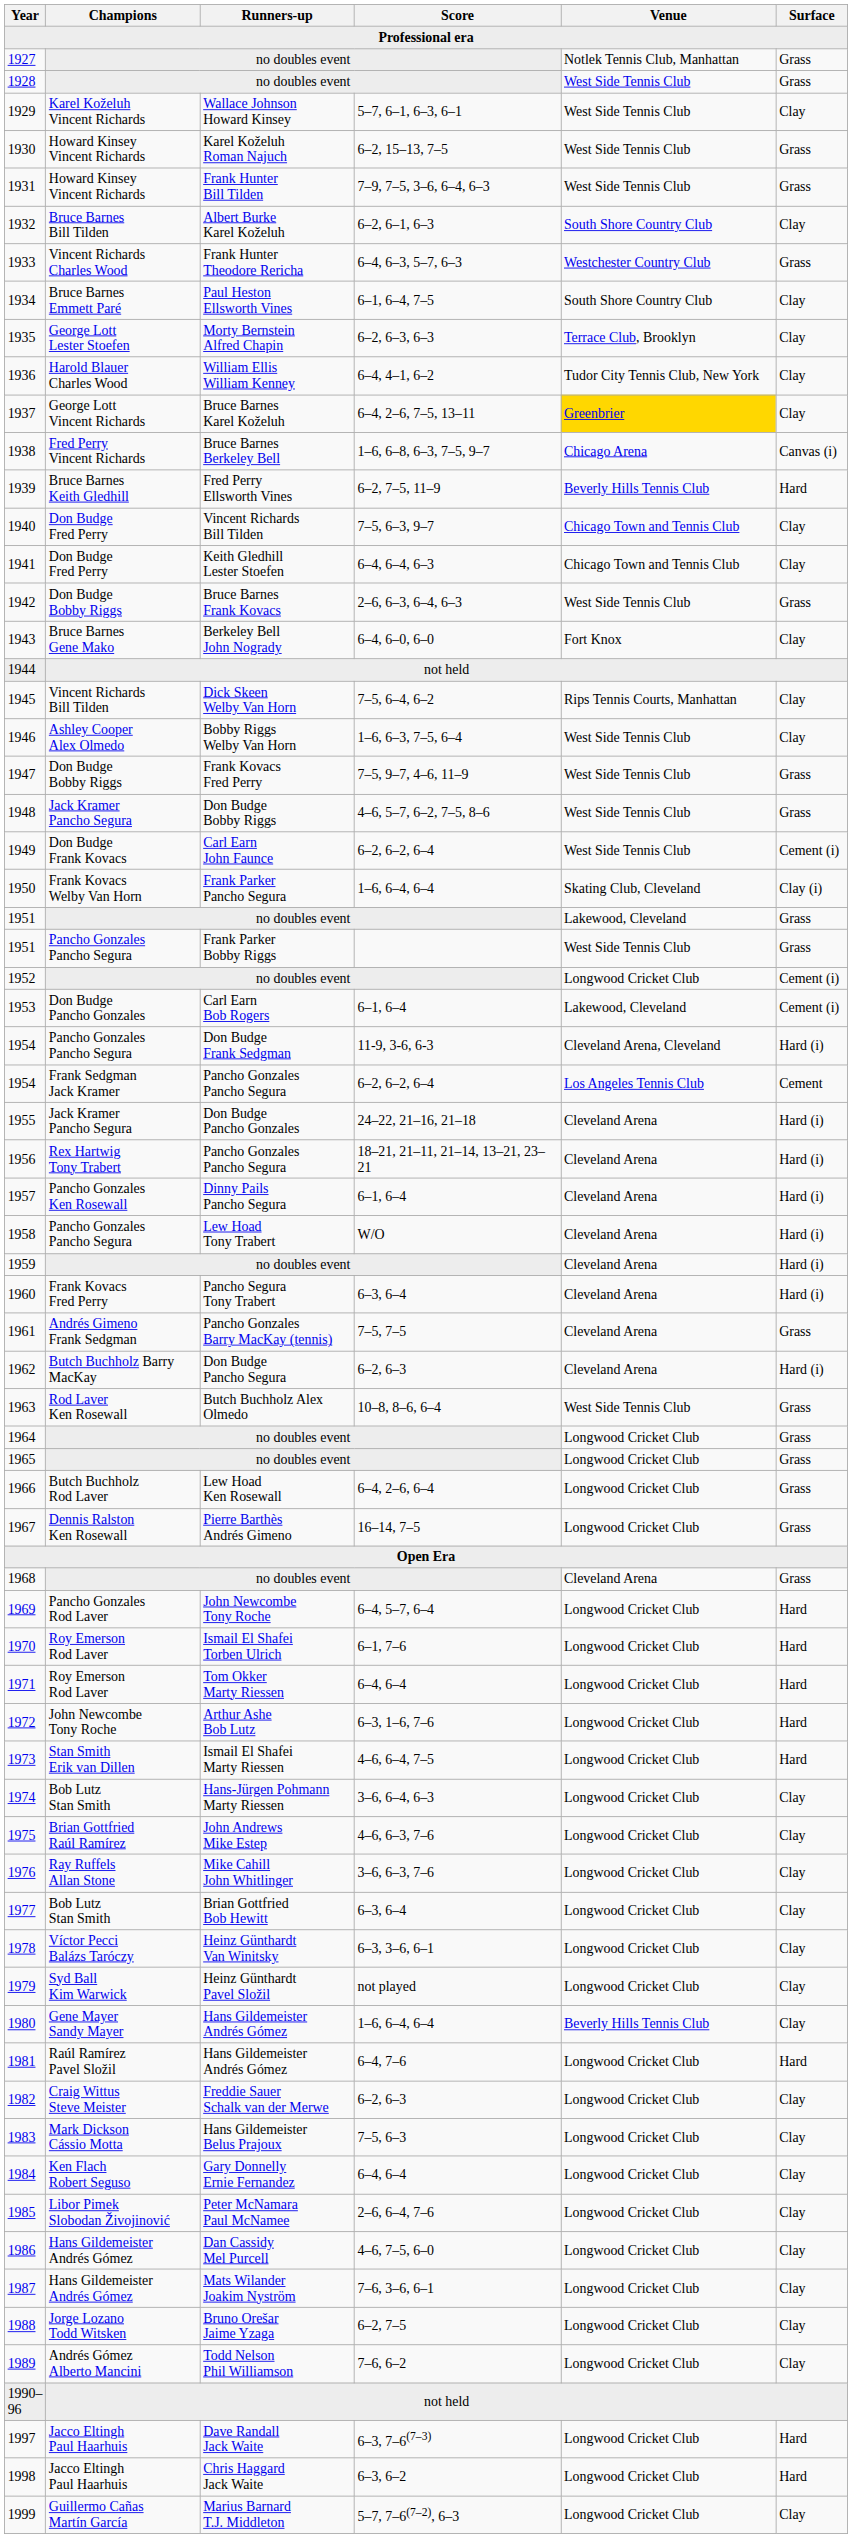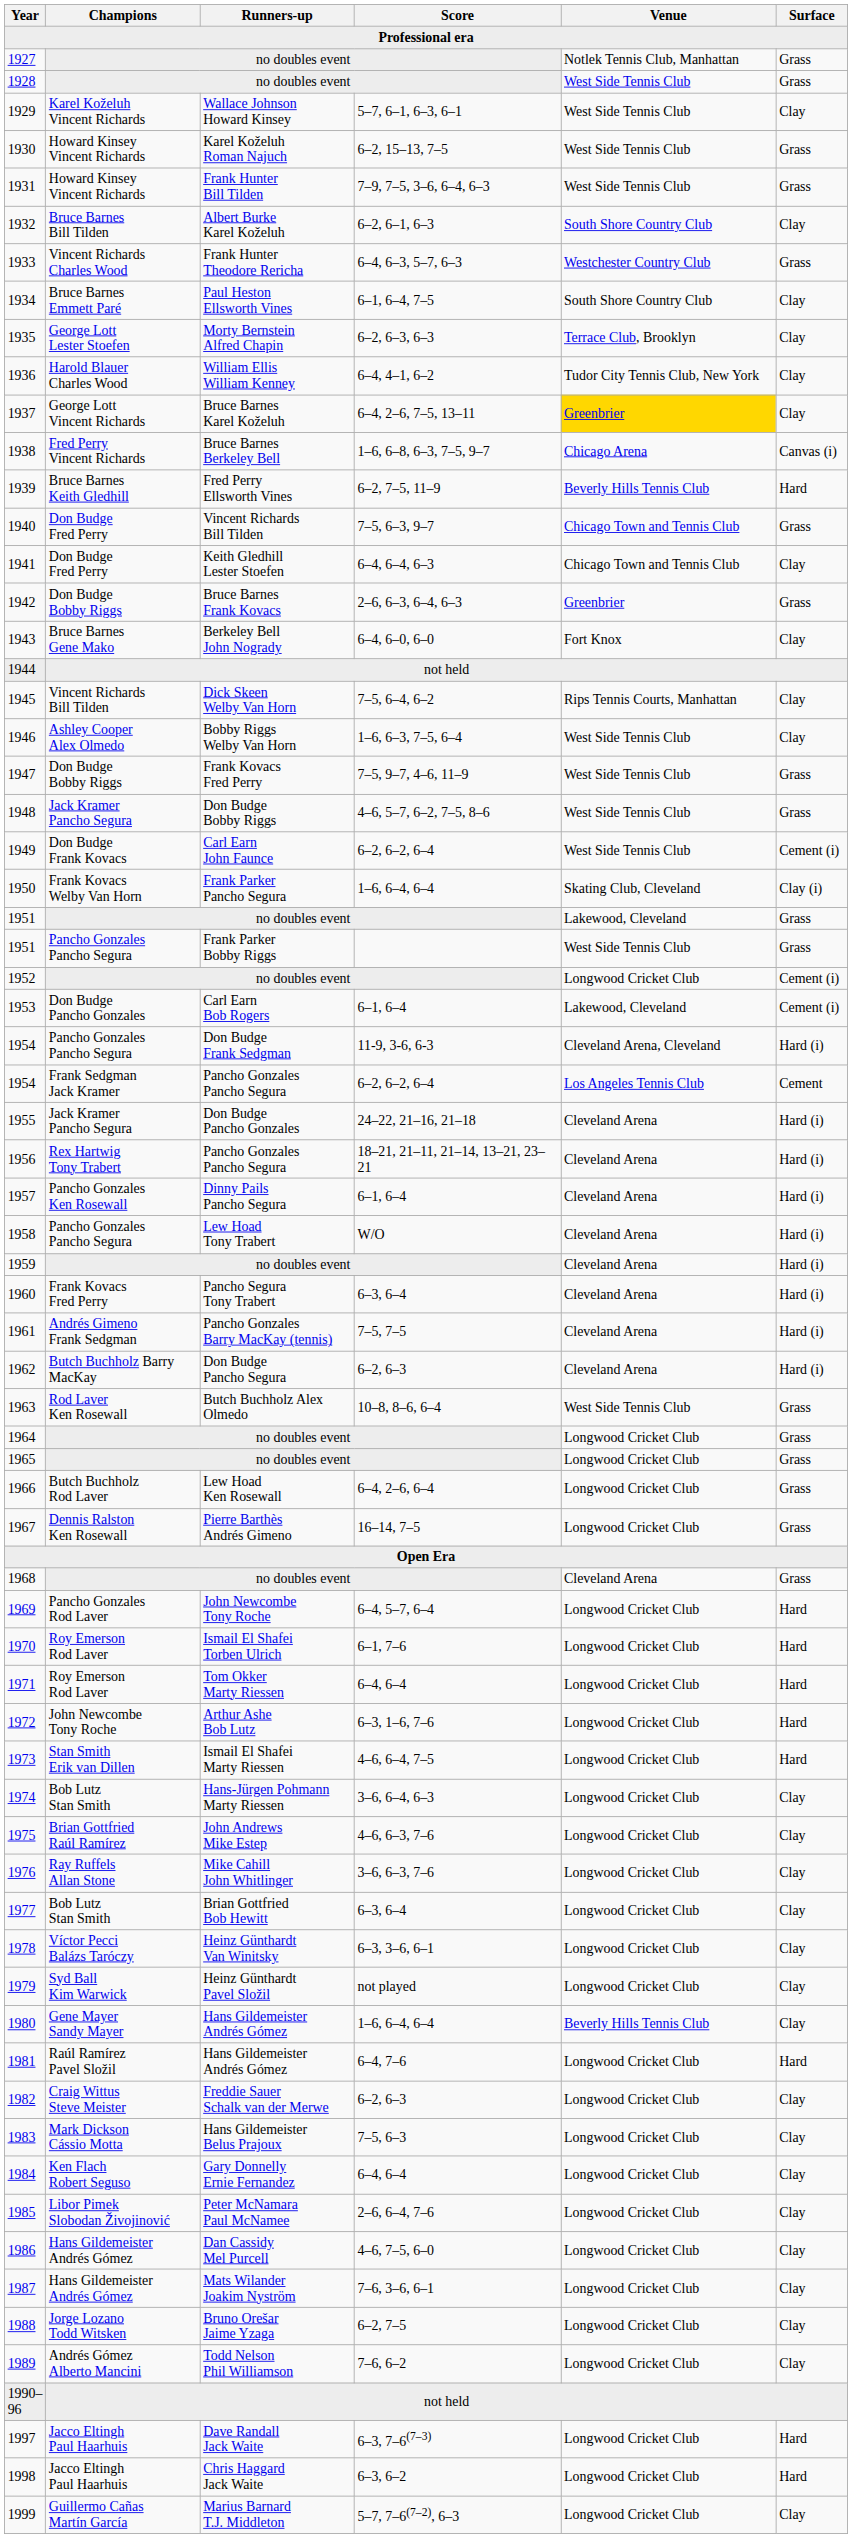(792, 526) Clay -> (795, 526) Grass
(627, 602) West Side Tennis Club -> (594, 602) Greenbrier
(795, 1332) Grass -> (801, 1332) Hard (i)
